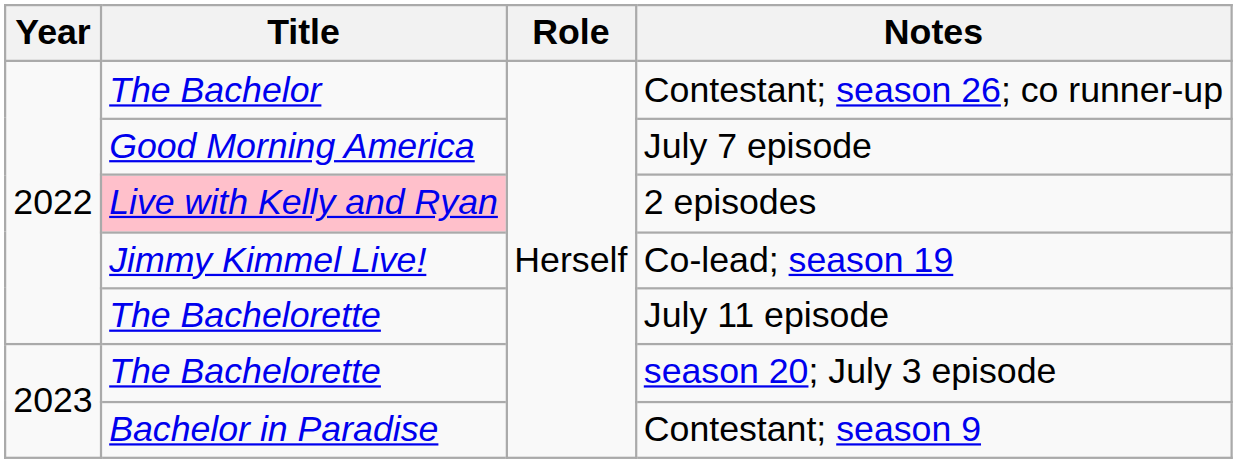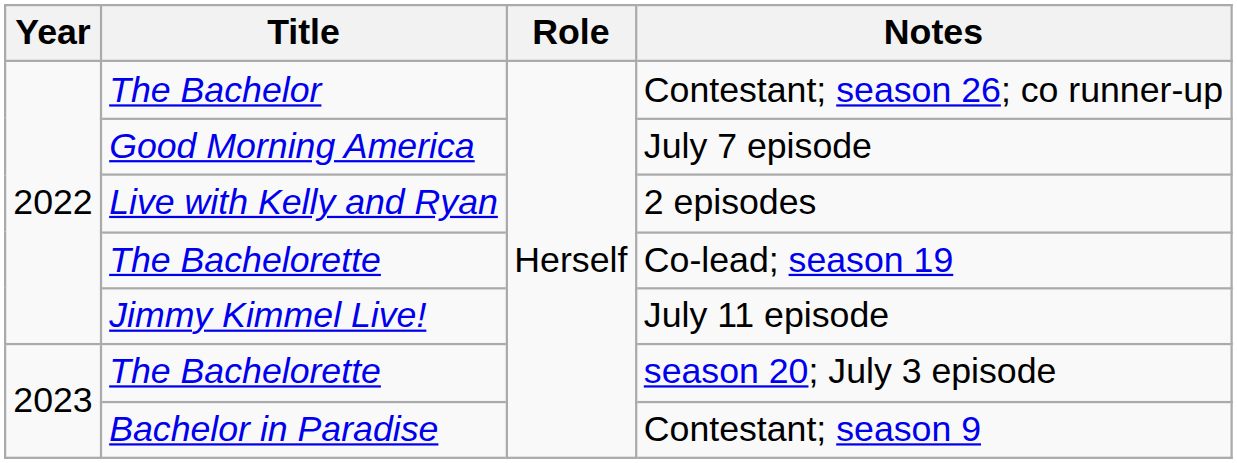(304, 202) pink background -> (304, 202) no background
(268, 259) Jimmy Kimmel Live! -> (245, 259) The Bachelorette
(245, 315) The Bachelorette -> (268, 315) Jimmy Kimmel Live!
